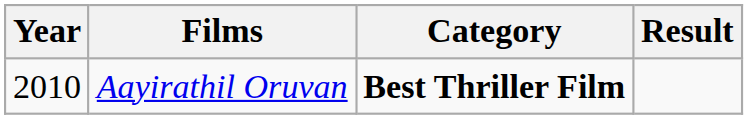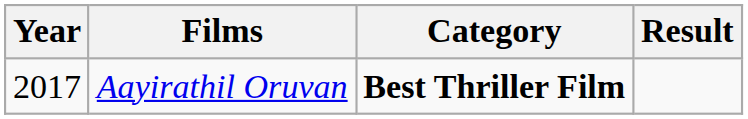(47, 85) 2010 -> (47, 85) 2017
